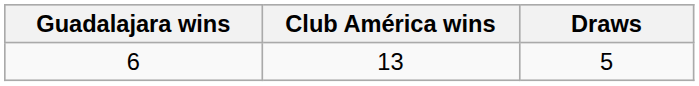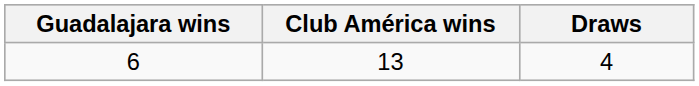(606, 61) 5 -> (606, 61) 4
